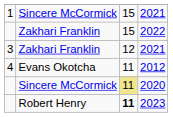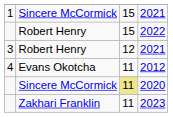(59, 31) Zakhari Franklin -> (52, 31) Robert Henry
(59, 49) Zakhari Franklin -> (52, 49) Robert Henry
(52, 103) Robert Henry -> (59, 103) Zakhari Franklin
(128, 103) bold -> (128, 103) normal
